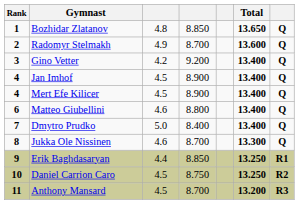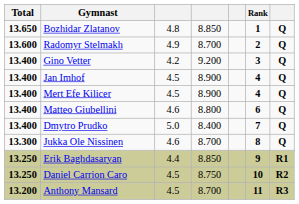columns swapped: (17, 13) <-> (252, 12)
